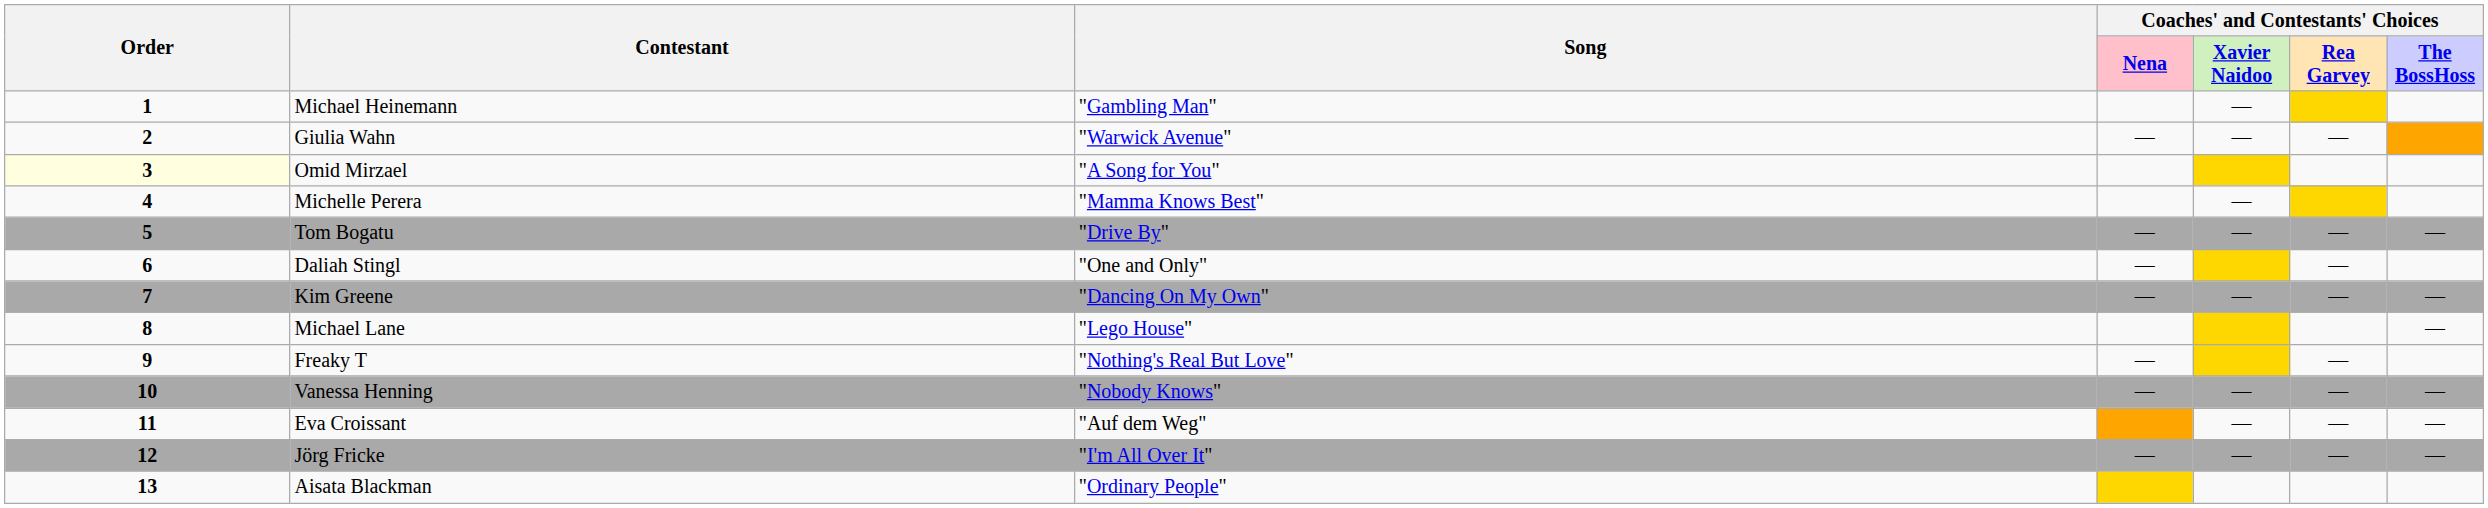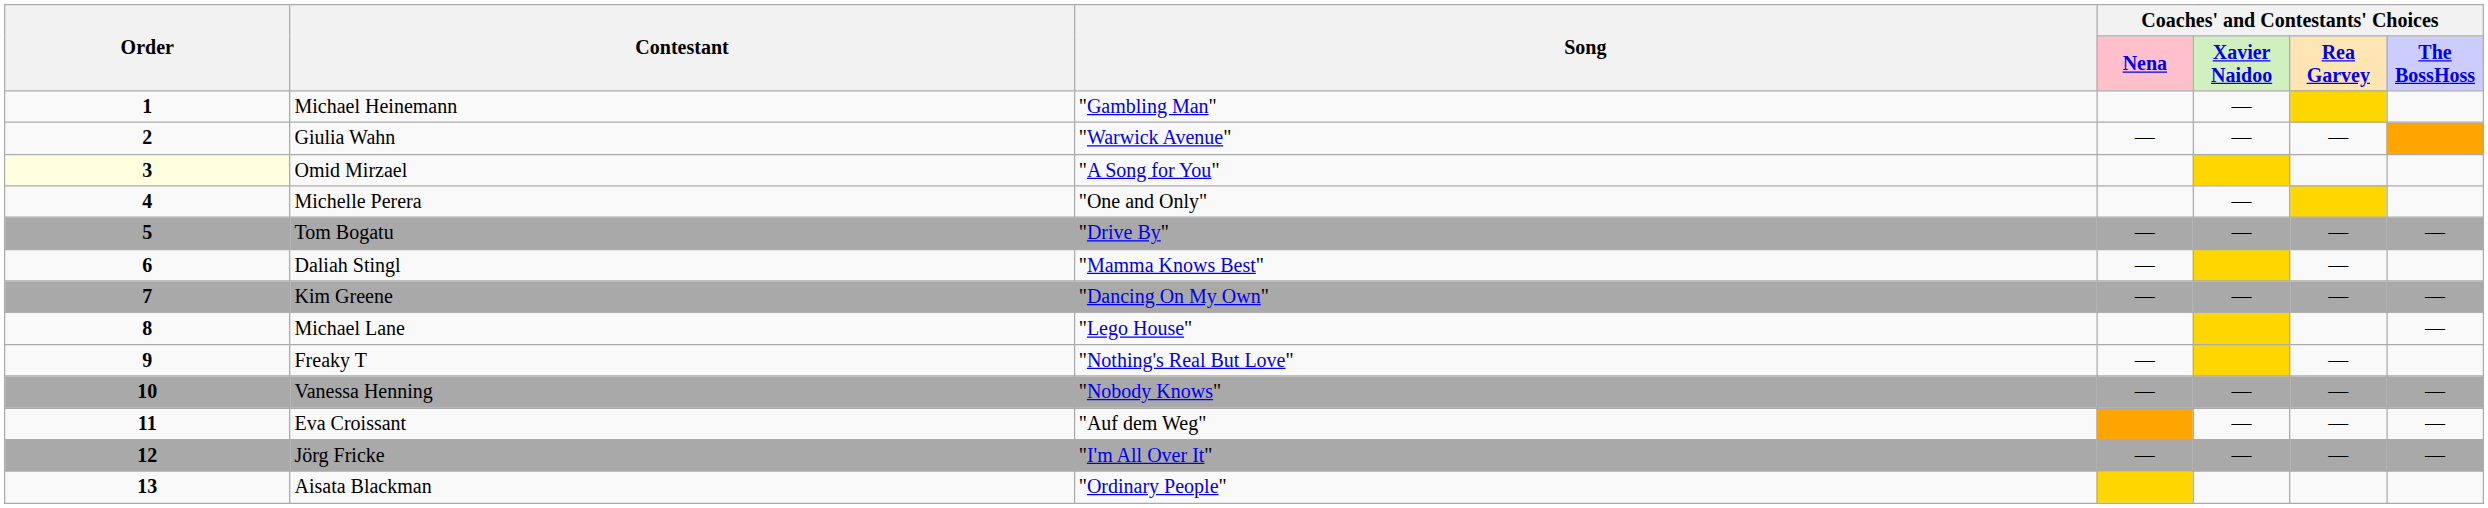(1171, 201) "Mamma Knows Best" -> (1143, 201) "One and Only"
(1143, 264) "One and Only" -> (1171, 264) "Mamma Knows Best"
